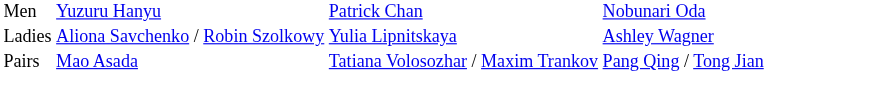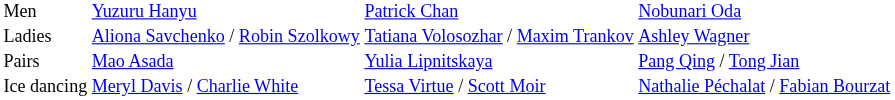(393, 36) Yulia Lipnitskaya -> (499, 36) Tatiana Volosozhar / Maxim Trankov
(463, 61) Tatiana Volosozhar / Maxim Trankov -> (428, 61) Yulia Lipnitskaya
+ row: (45, 86)
